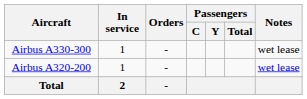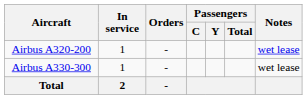rows swapped: (51, 67) <-> (51, 49)
